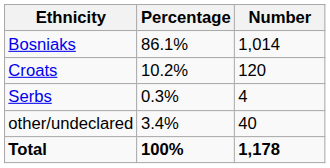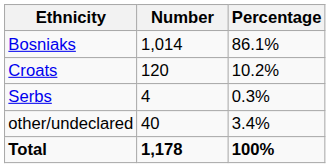columns swapped: (280, 17) <-> (186, 17)
